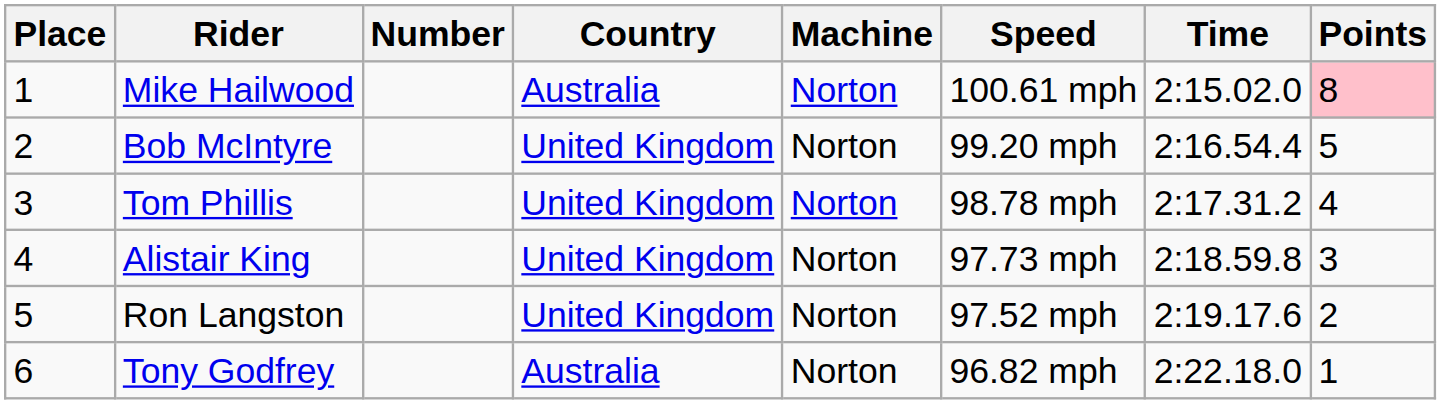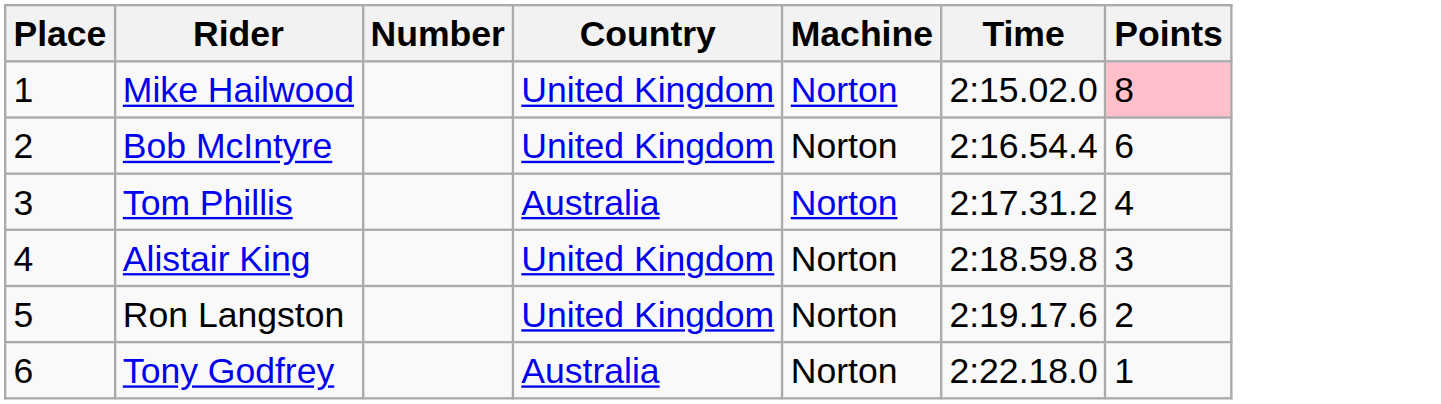- column: (1043, 34)
(590, 90) Australia -> (648, 90) United Kingdom
(1328, 146) 5 -> (1124, 146) 6
(648, 202) United Kingdom -> (590, 202) Australia
